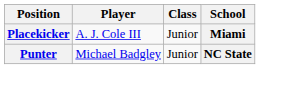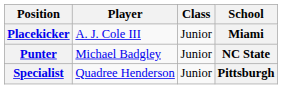+ row: (38, 73)
